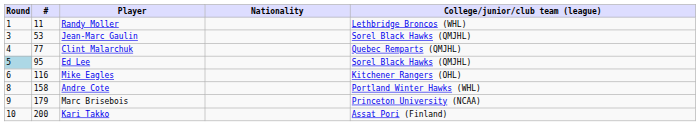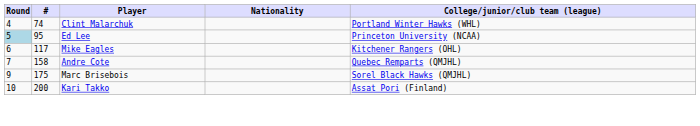- row: (90, 24)
- row: (100, 37)
(39, 50) 77 -> (39, 24) 74
(407, 50) Quebec Remparts (QMJHL) -> (416, 24) Portland Winter Hawks (WHL)
(411, 62) Sorel Black Hawks (QMJHL) -> (416, 37) Princeton University (NCAA)
(41, 75) 116 -> (41, 50) 117
(9, 88) 8 -> (9, 62) 7
(416, 88) Portland Winter Hawks (WHL) -> (407, 62) Quebec Remparts (QMJHL)
(41, 101) 179 -> (41, 75) 175
(416, 101) Princeton University (NCAA) -> (411, 75) Sorel Black Hawks (QMJHL)
